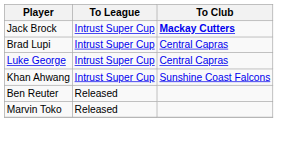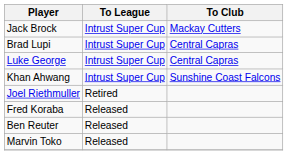(197, 29) bold -> (205, 29) normal
+ row: (43, 94)
+ row: (35, 110)
